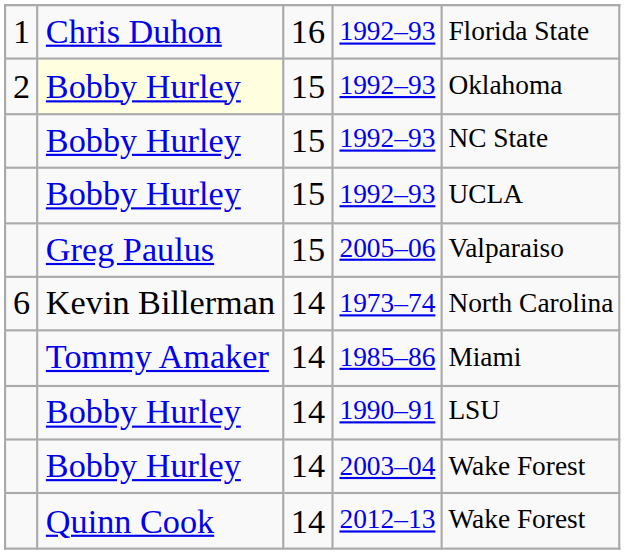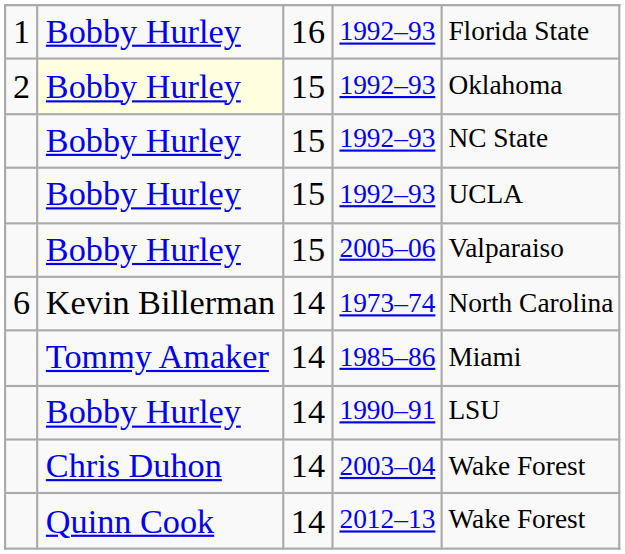(134, 31) Chris Duhon -> (143, 31) Bobby Hurley
(130, 248) Greg Paulus -> (143, 248) Bobby Hurley
(143, 466) Bobby Hurley -> (134, 466) Chris Duhon
